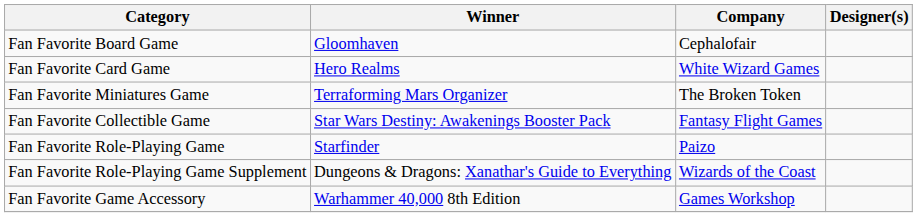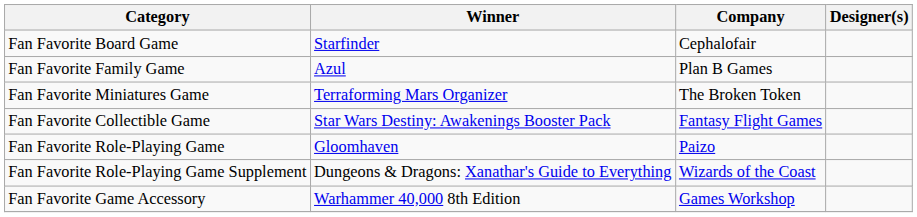(356, 43) Gloomhaven -> (347, 43) Starfinder
- row: (89, 69)
+ row: (96, 69)
(347, 146) Starfinder -> (356, 146) Gloomhaven
